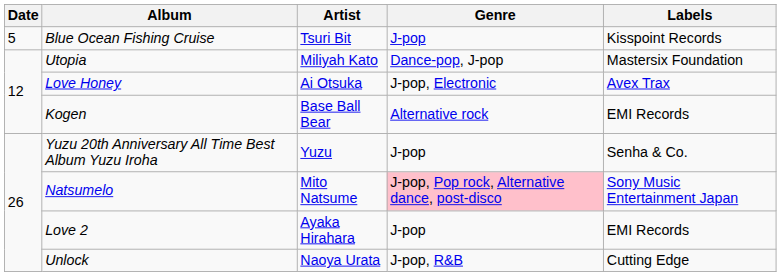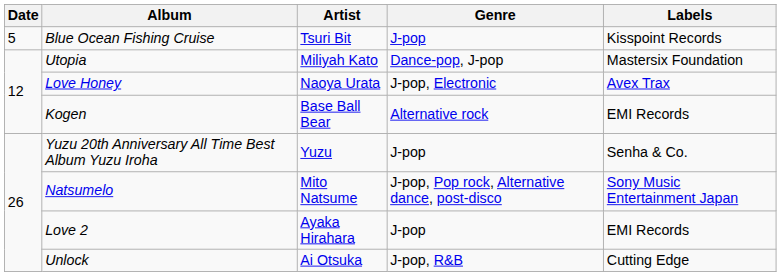(331, 83) Ai Otsuka -> (340, 83) Naoya Urata
(477, 191) pink background -> (477, 191) no background
(340, 260) Naoya Urata -> (331, 260) Ai Otsuka
